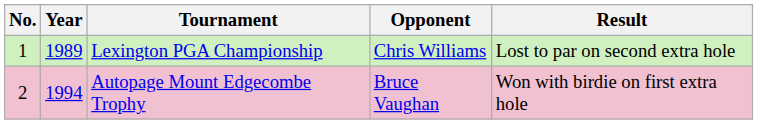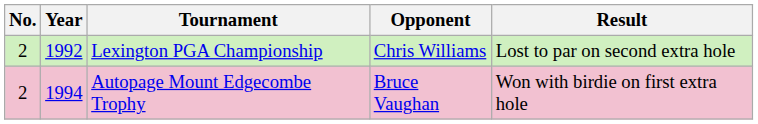(23, 50) 1 -> (23, 50) 2
(64, 50) 1989 -> (64, 50) 1992
